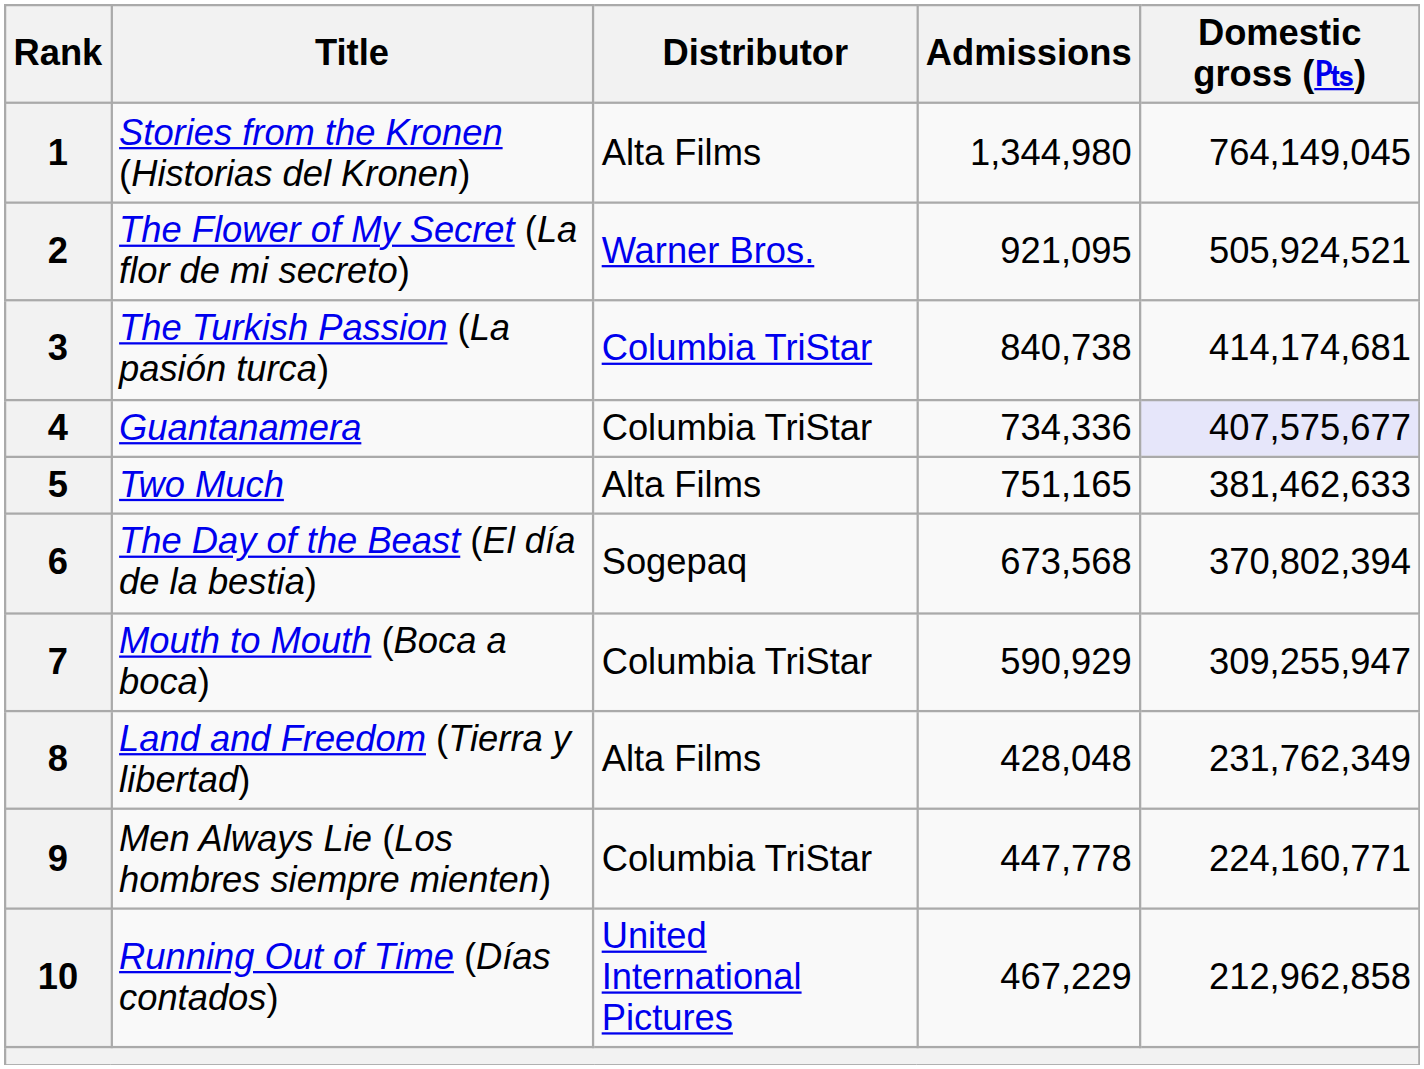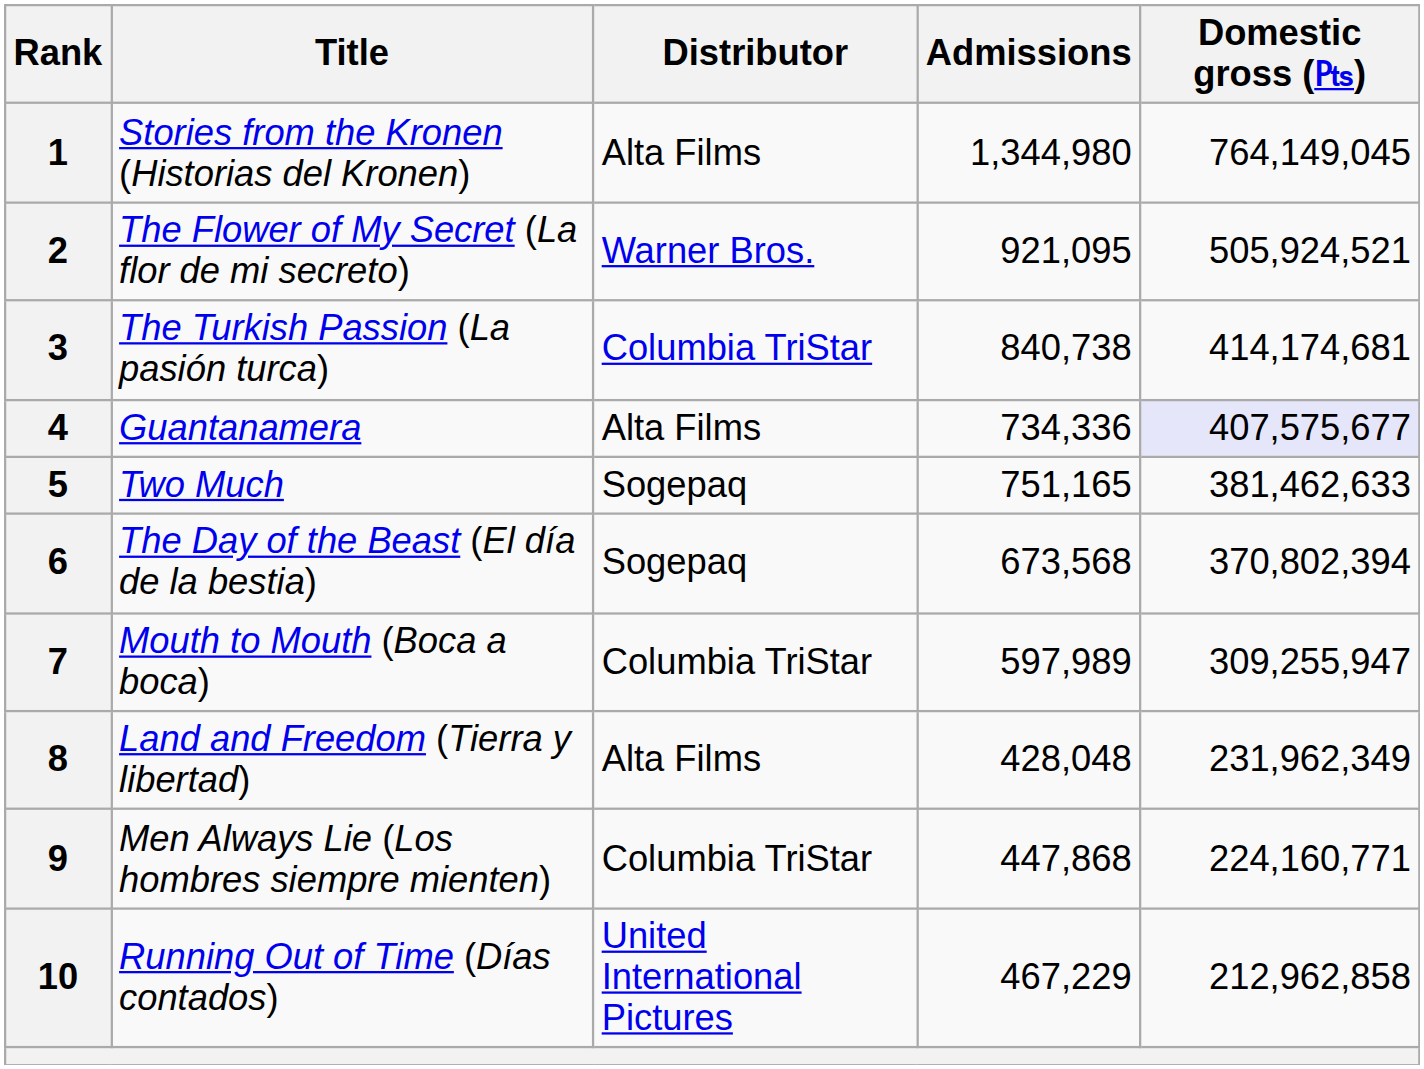(737, 427) Columbia TriStar -> (681, 427) Alta Films
(681, 484) Alta Films -> (674, 484) Sogepaq
(1066, 661) 590,929 -> (1066, 661) 597,989
(1310, 759) 231,762,349 -> (1310, 759) 231,962,349
(1066, 858) 447,778 -> (1066, 858) 447,868
